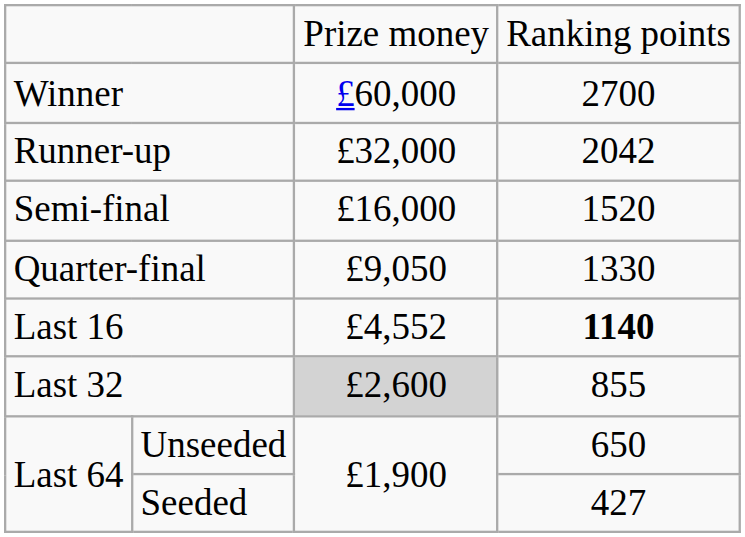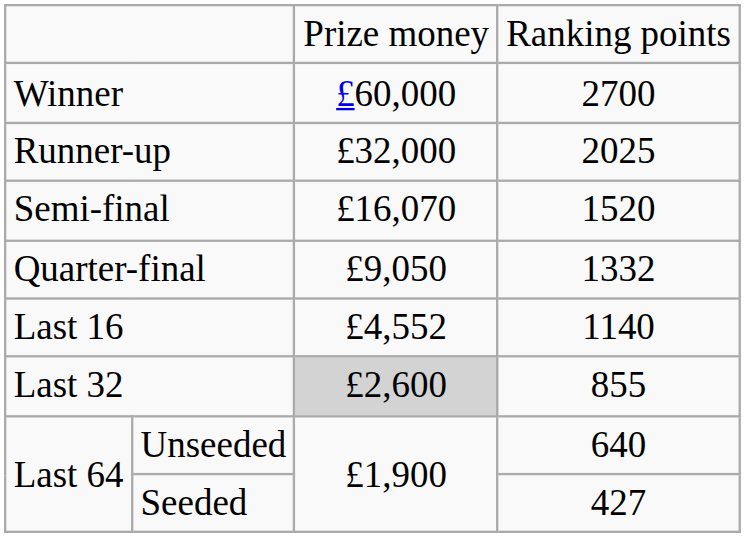(619, 151) 2042 -> (619, 151) 2025
(396, 209) £16,000 -> (396, 209) £16,070
(619, 268) 1330 -> (619, 268) 1332
(619, 326) bold -> (619, 326) normal
(619, 444) 650 -> (619, 444) 640
